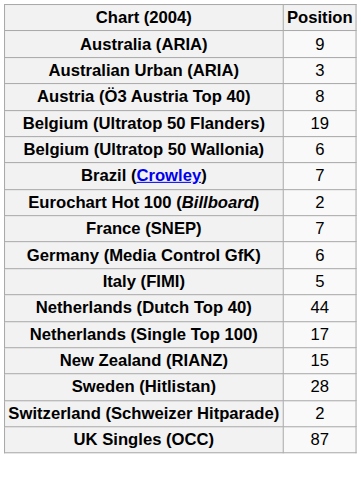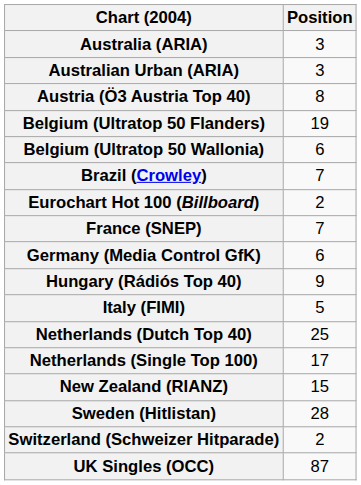(320, 44) 9 -> (320, 44) 3
+ row: (144, 281)
(320, 307) 44 -> (320, 334) 25
